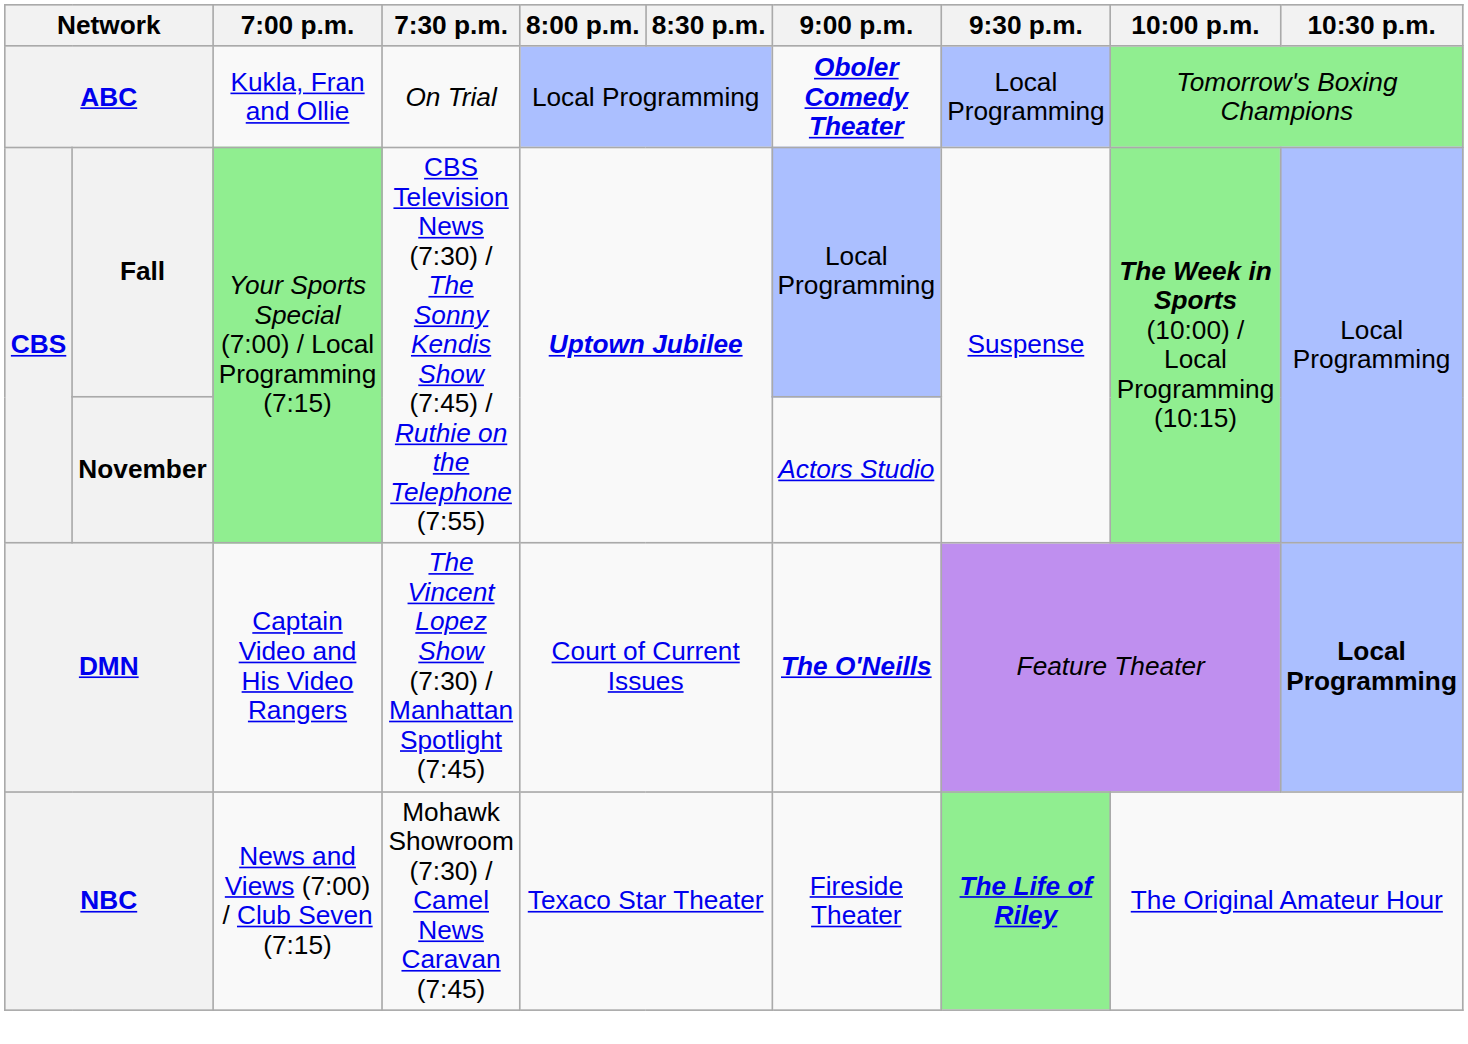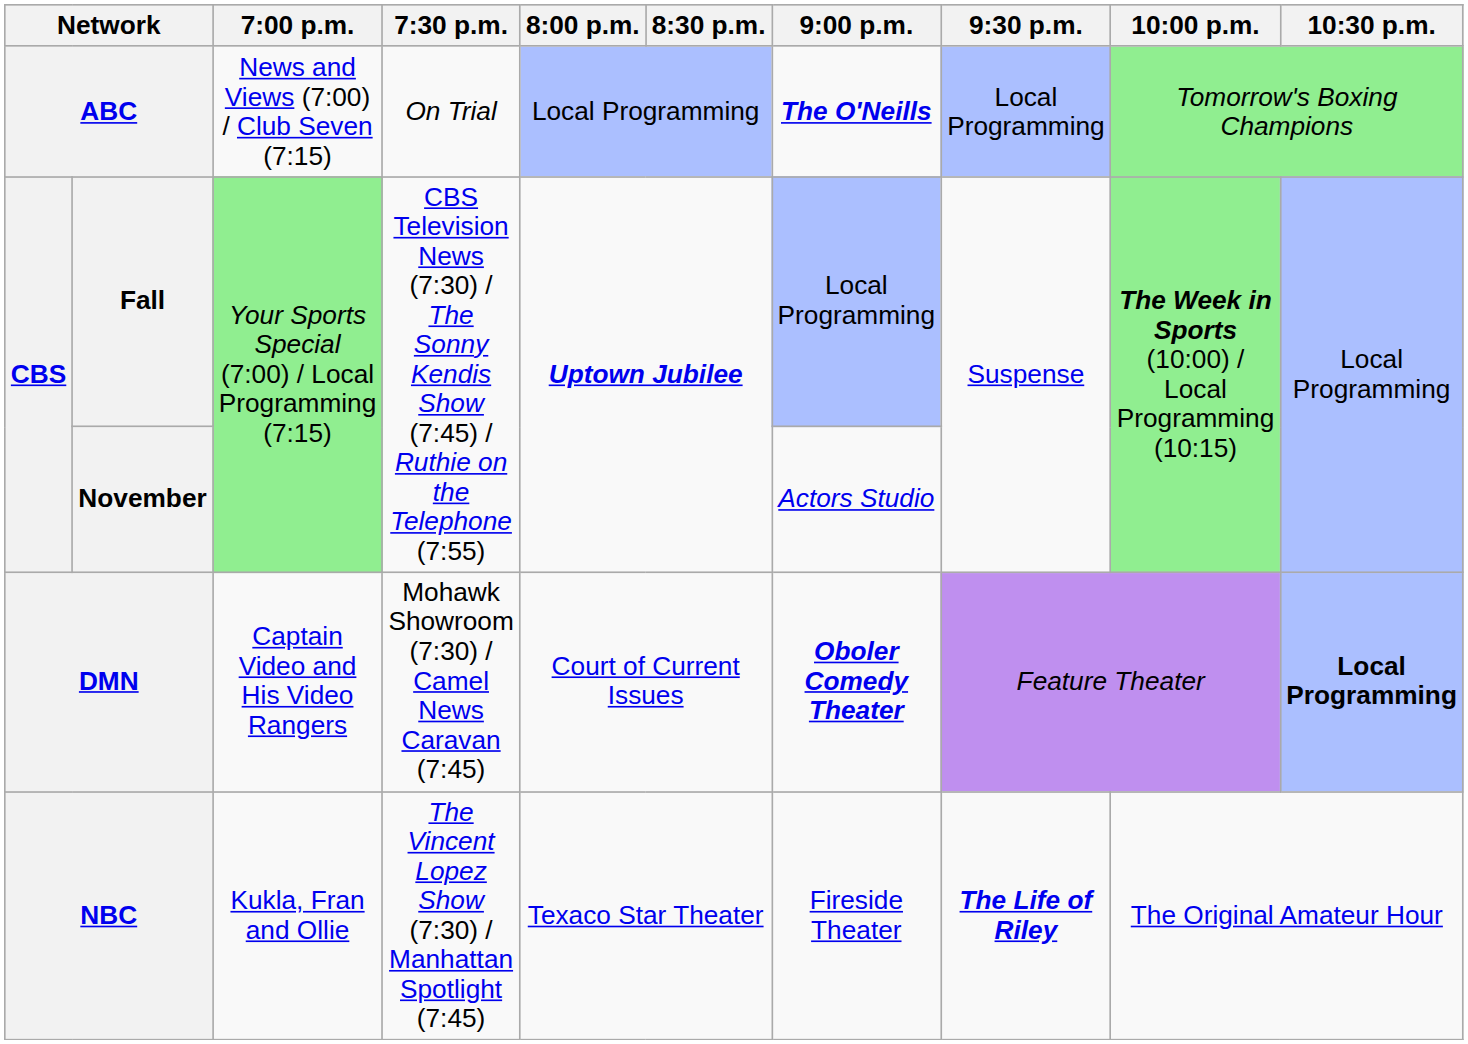(298, 96) Kukla, Fran and Ollie -> (298, 111) News and Views (7:00) / Club Seven (7:15)
(856, 96) Oboler Comedy Theater -> (856, 111) The O'Neills
(451, 666) The Vincent Lopez Show (7:30) / Manhattan Spotlight (7:45) -> (451, 681) Mohawk Showroom (7:30) / Camel News Caravan (7:45)
(856, 666) The O'Neills -> (856, 681) Oboler Comedy Theater
(298, 900) News and Views (7:00) / Club Seven (7:15) -> (298, 915) Kukla, Fran and Ollie
(451, 900) Mohawk Showroom (7:30) / Camel News Caravan (7:45) -> (451, 915) The Vincent Lopez Show (7:30) / Manhattan Spotlight (7:45)
(1026, 900) lightgreen background -> (1026, 915) no background
